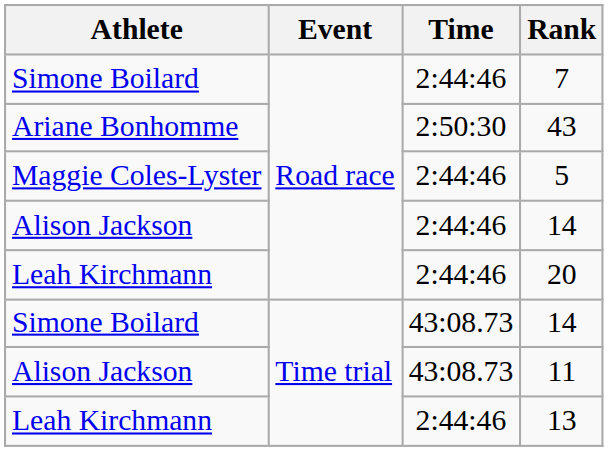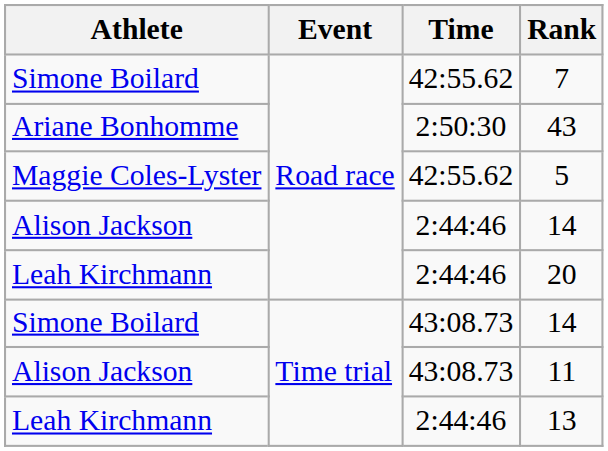(461, 78) 2:44:46 -> (461, 78) 42:55.62
(461, 176) 2:44:46 -> (461, 176) 42:55.62
